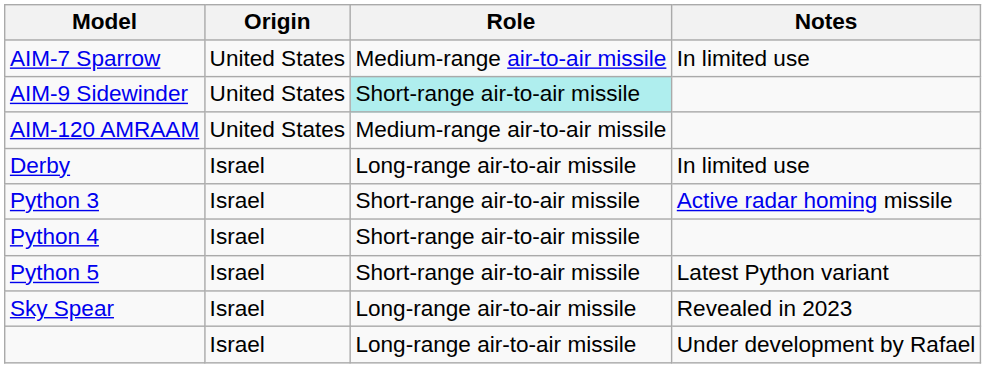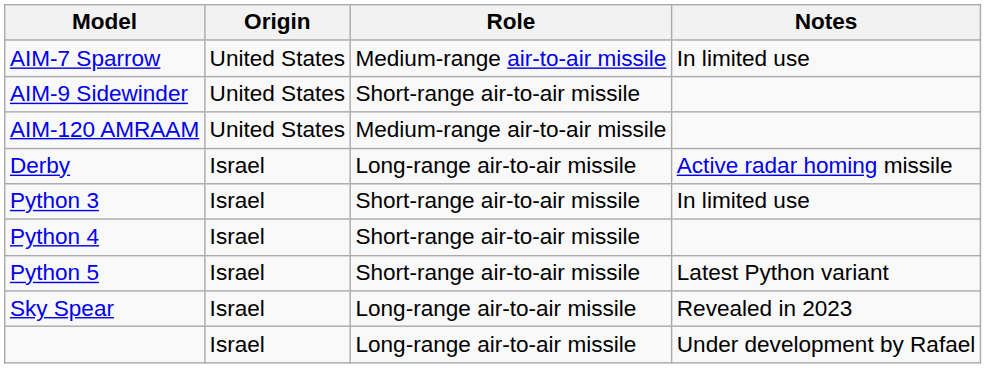(498, 93) paleturquoise background -> (498, 93) no background
(743, 165) In limited use -> (815, 165) Active radar homing missile
(815, 201) Active radar homing missile -> (743, 201) In limited use
